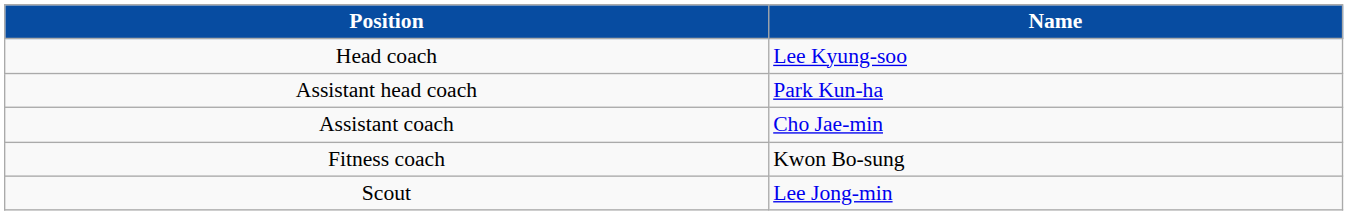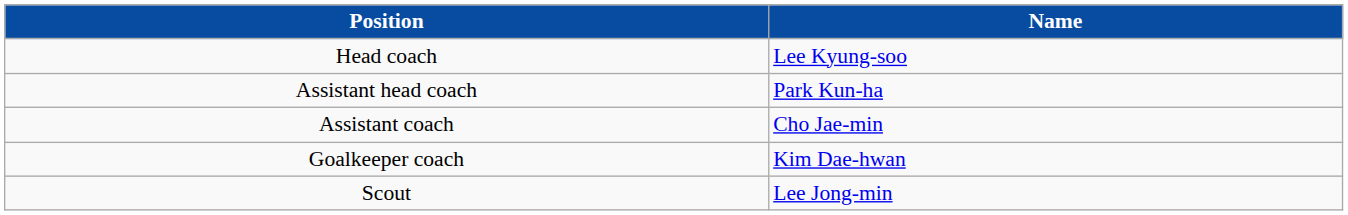+ row: (386, 158)
- row: (386, 158)
